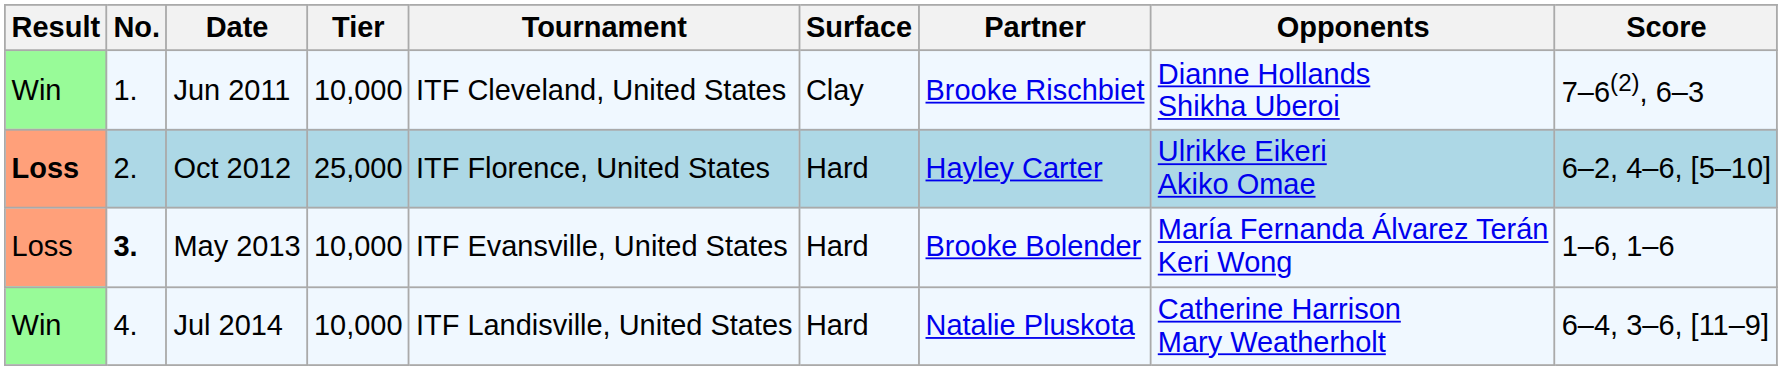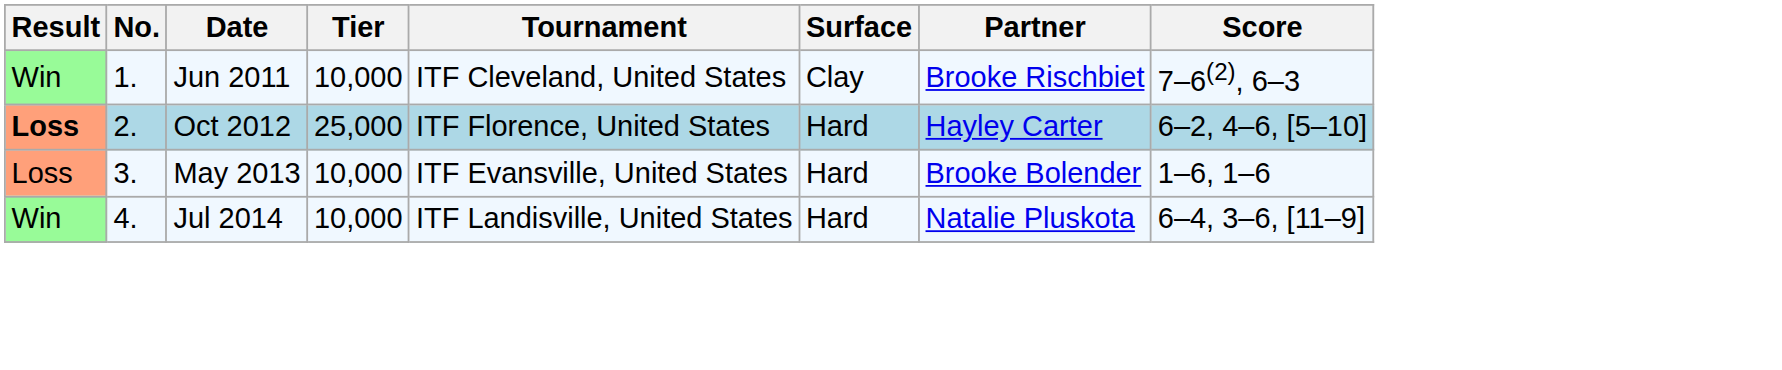- column: (1353, 27)
(126, 246) bold -> (126, 173) normal
